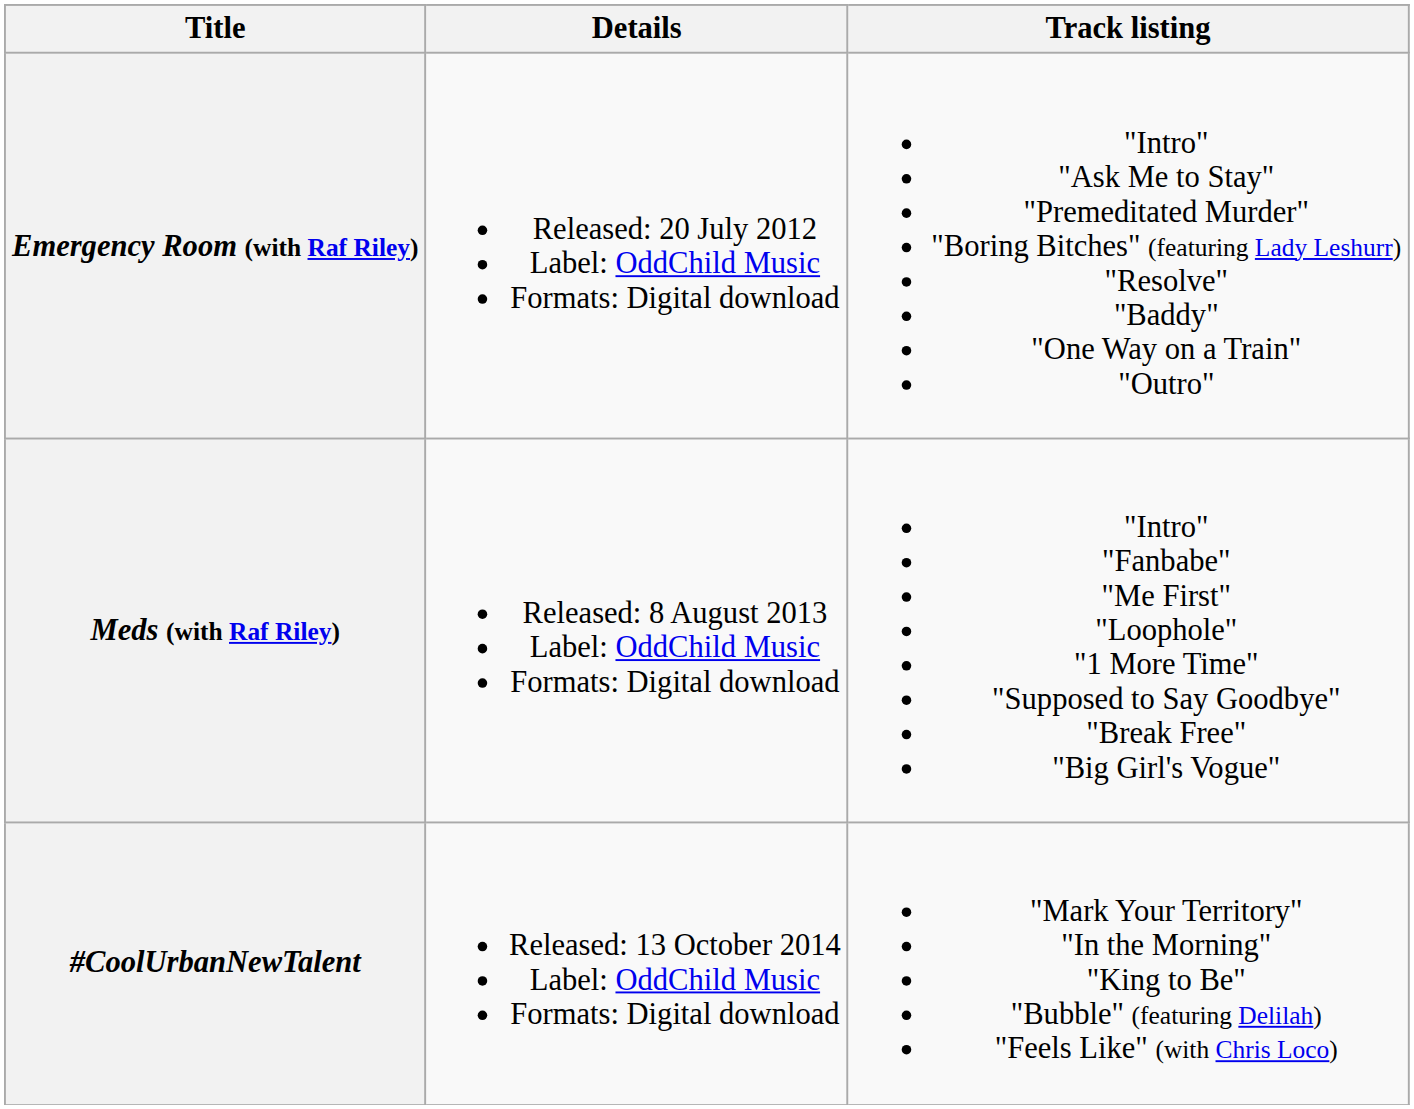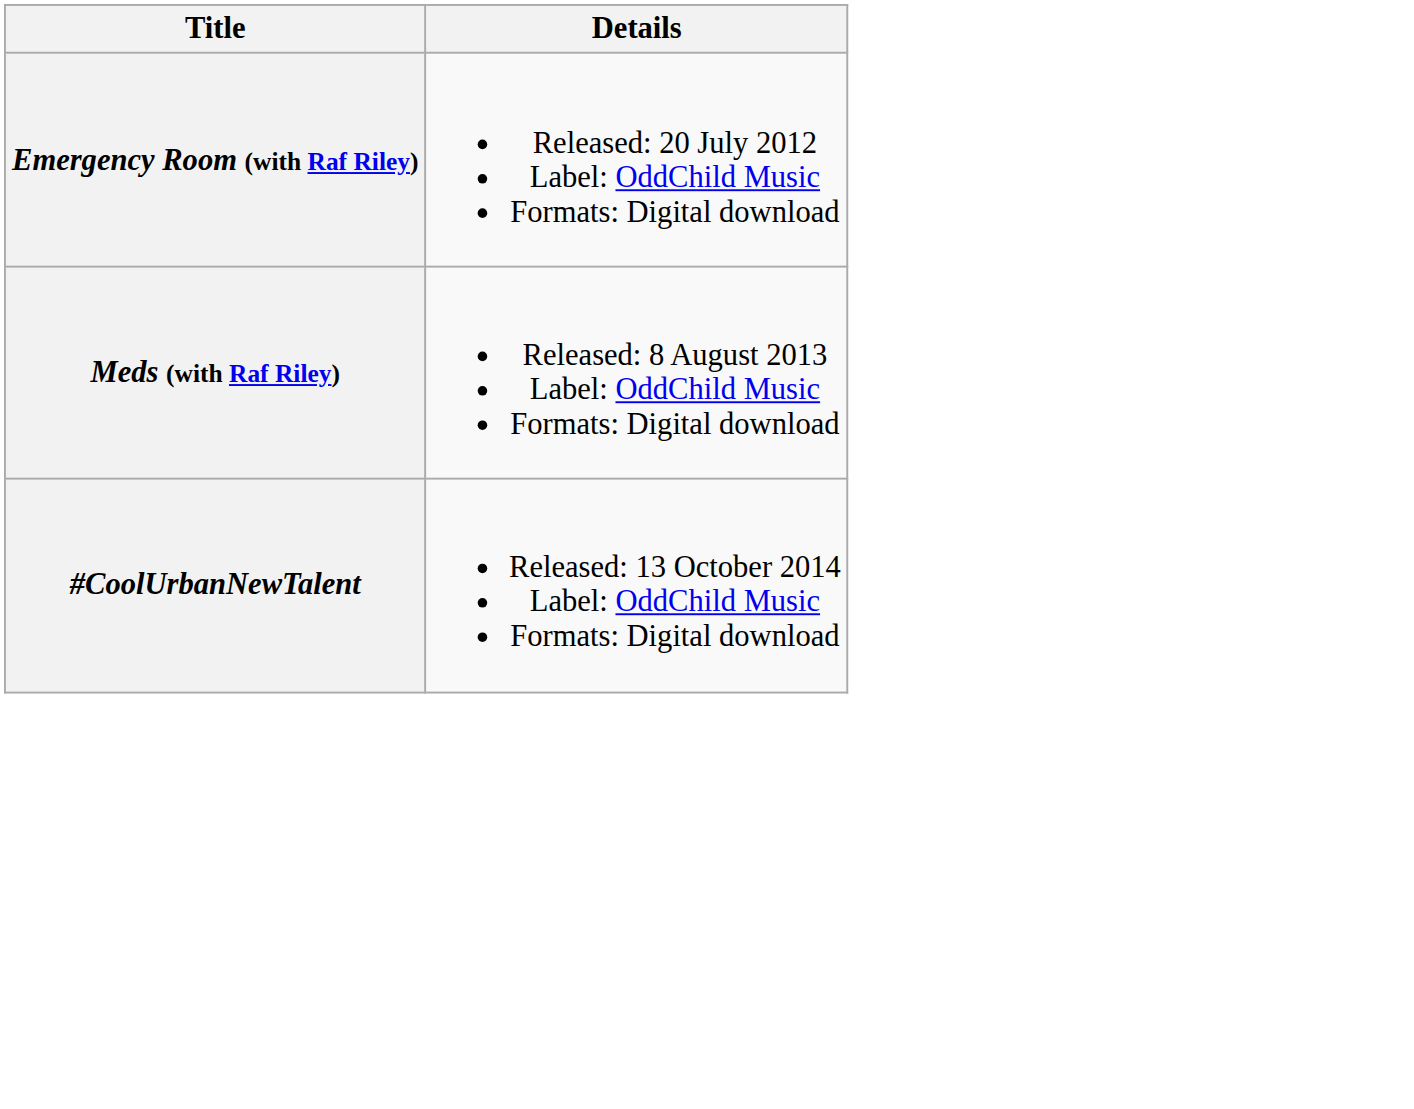- column: (1128, 28)
